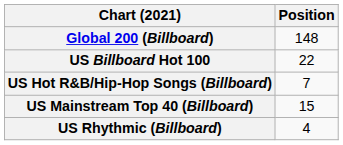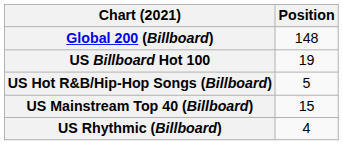(307, 60) 22 -> (307, 60) 19
(307, 83) 7 -> (307, 83) 5
